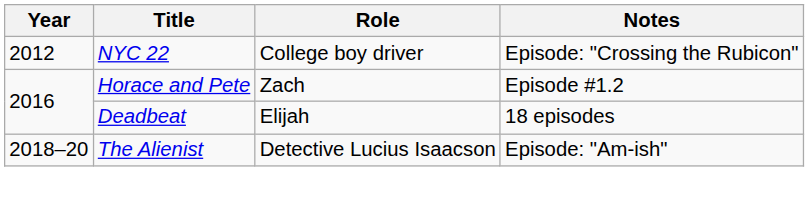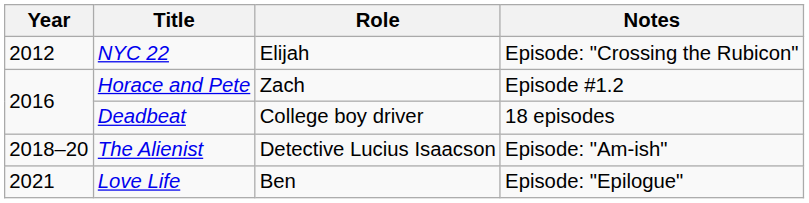(342, 52) College boy driver -> (285, 52) Elijah
(285, 117) Elijah -> (342, 117) College boy driver
+ row: (139, 181)
